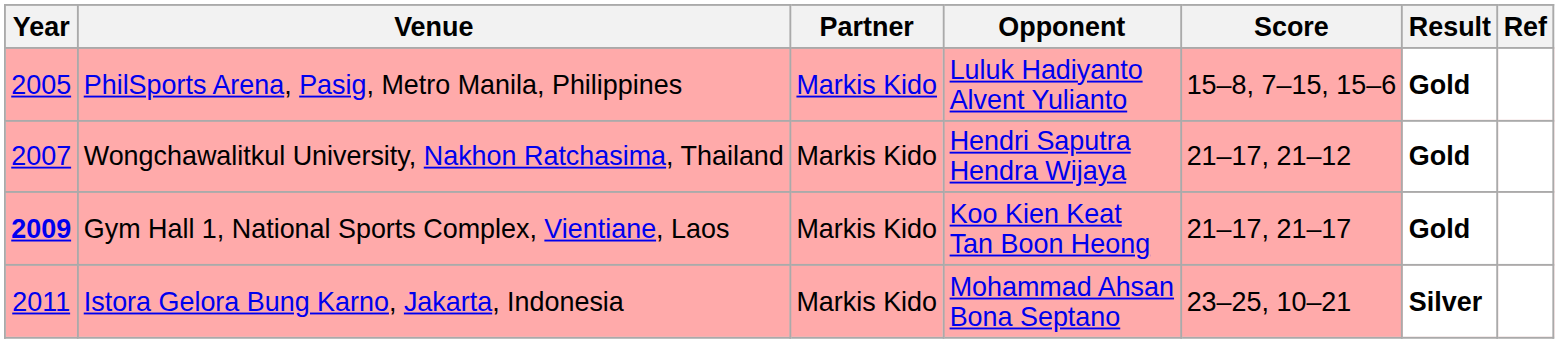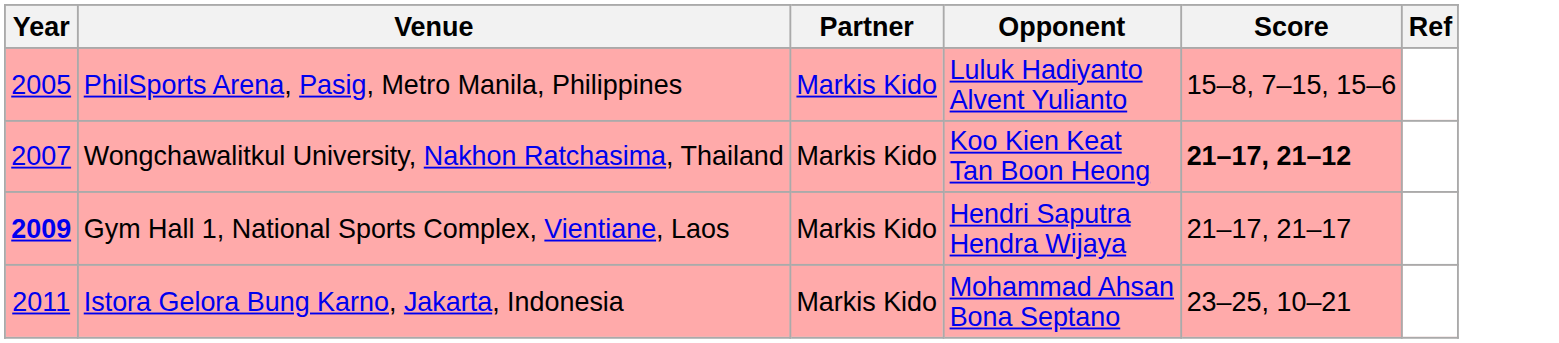- column: (1450, 27)
(1040, 157) Hendri Saputra Hendra Wijaya -> (1050, 157) Koo Kien Keat Tan Boon Heong
(1269, 157) normal -> (1269, 157) bold
(1050, 229) Koo Kien Keat Tan Boon Heong -> (1040, 229) Hendri Saputra Hendra Wijaya
